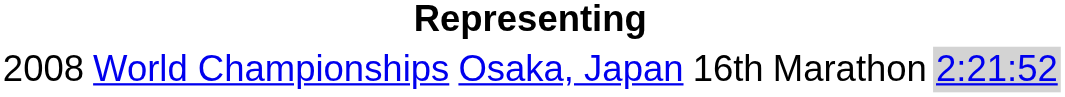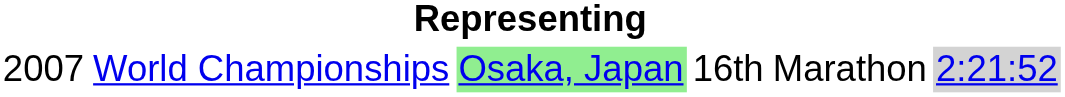(43, 68) 2008 -> (43, 68) 2007
(571, 68) no background -> (571, 68) lightgreen background
